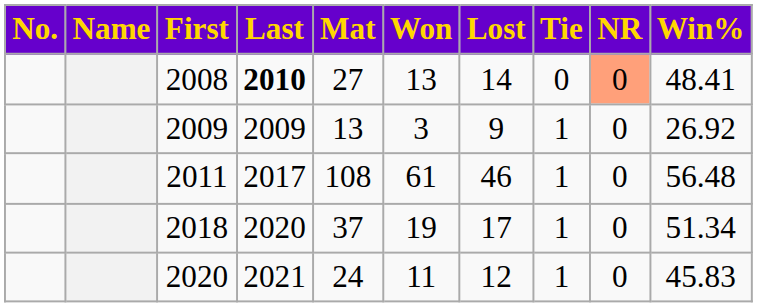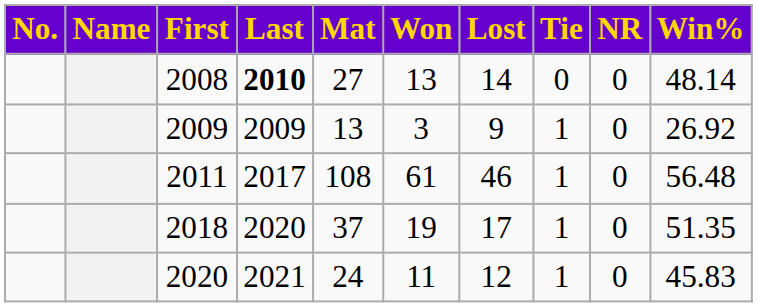(620, 78) lightsalmon background -> (620, 78) no background
(701, 78) 48.41 -> (701, 78) 48.14
(701, 227) 51.34 -> (701, 227) 51.35
